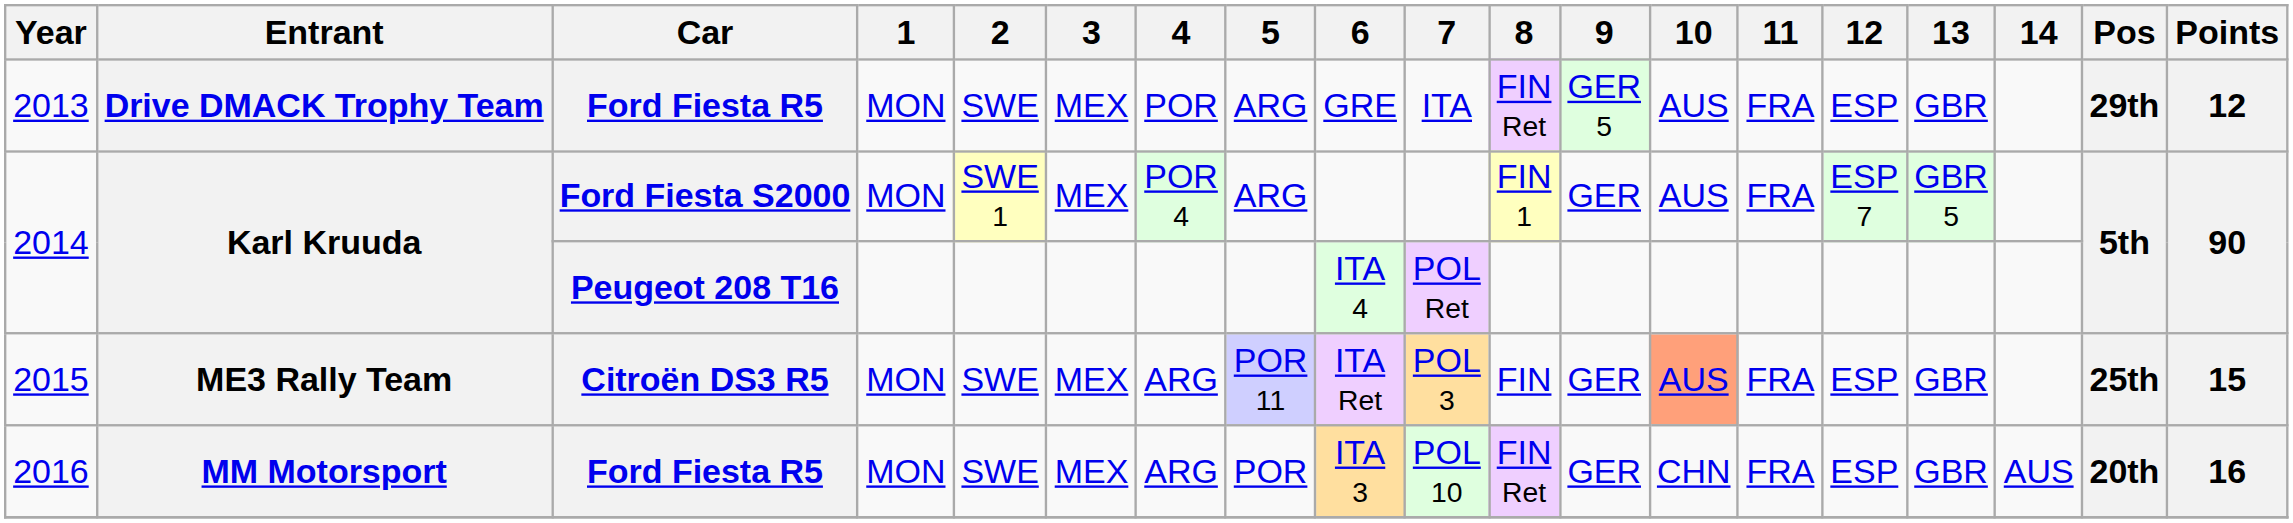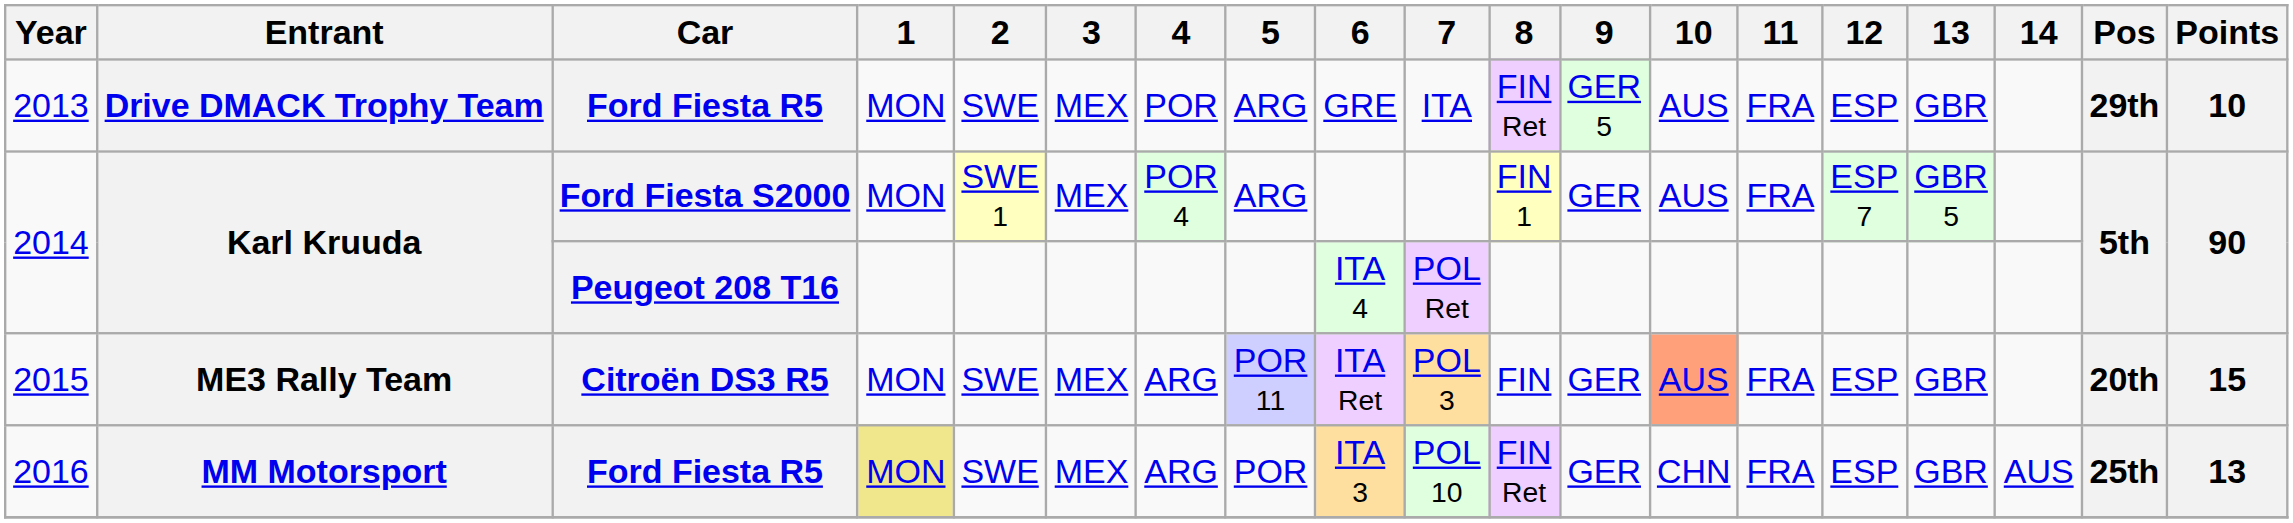(2227, 105) 12 -> (2227, 105) 10
(2124, 379) 25th -> (2124, 379) 20th
(906, 471) no background -> (906, 471) khaki background
(2124, 471) 20th -> (2124, 471) 25th
(2227, 471) 16 -> (2227, 471) 13
